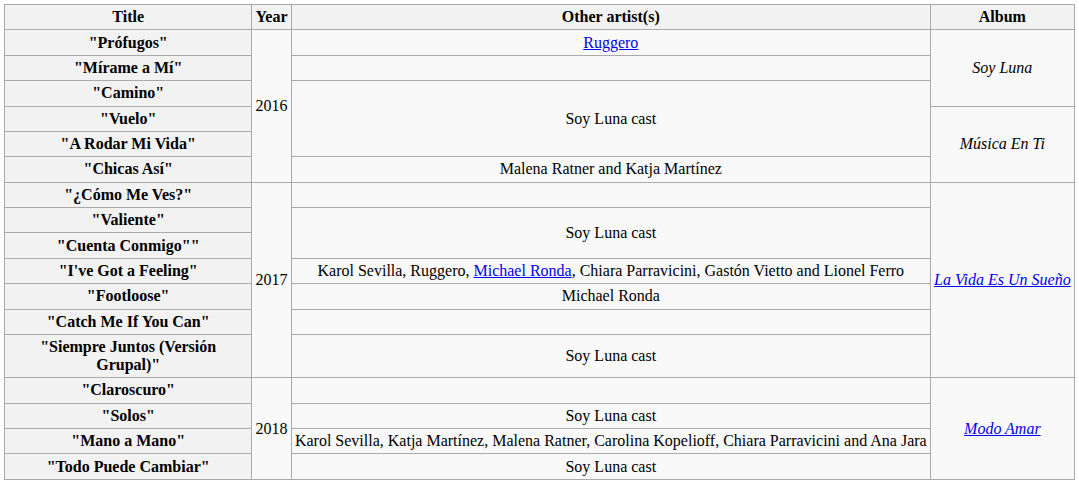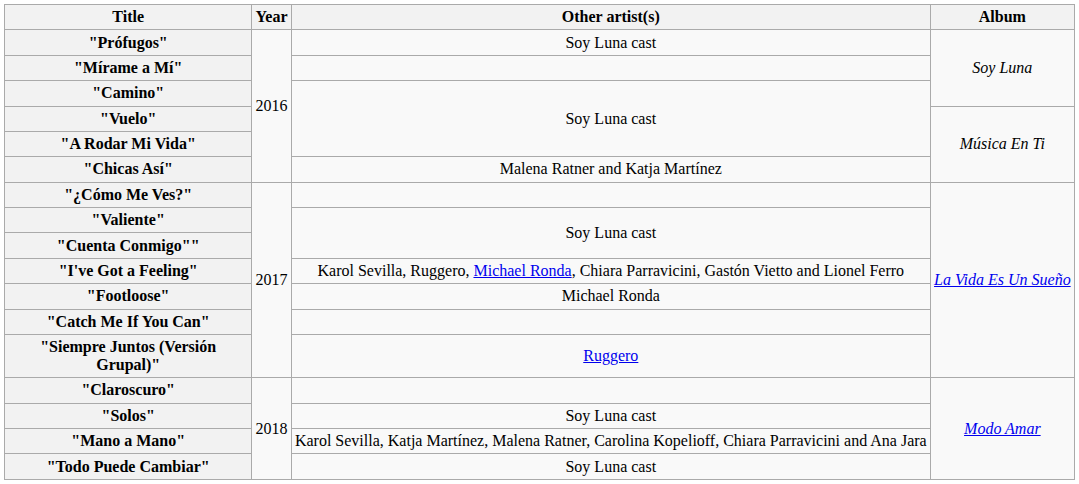(611, 42) Ruggero -> (611, 42) Soy Luna cast
(611, 356) Soy Luna cast -> (611, 356) Ruggero
